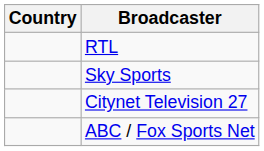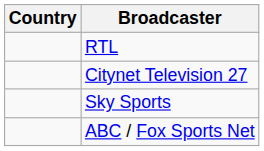rows swapped: (166, 103) <-> (128, 74)
